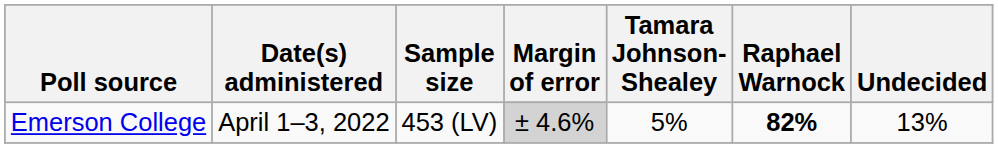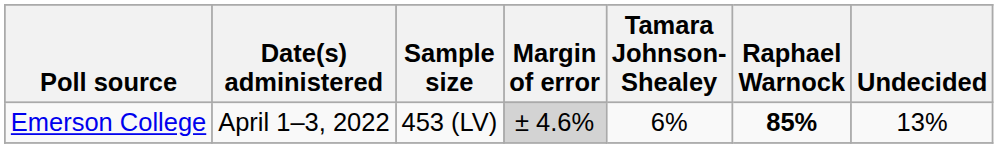(669, 122) 5% -> (669, 122) 6%
(792, 122) 82% -> (792, 122) 85%
